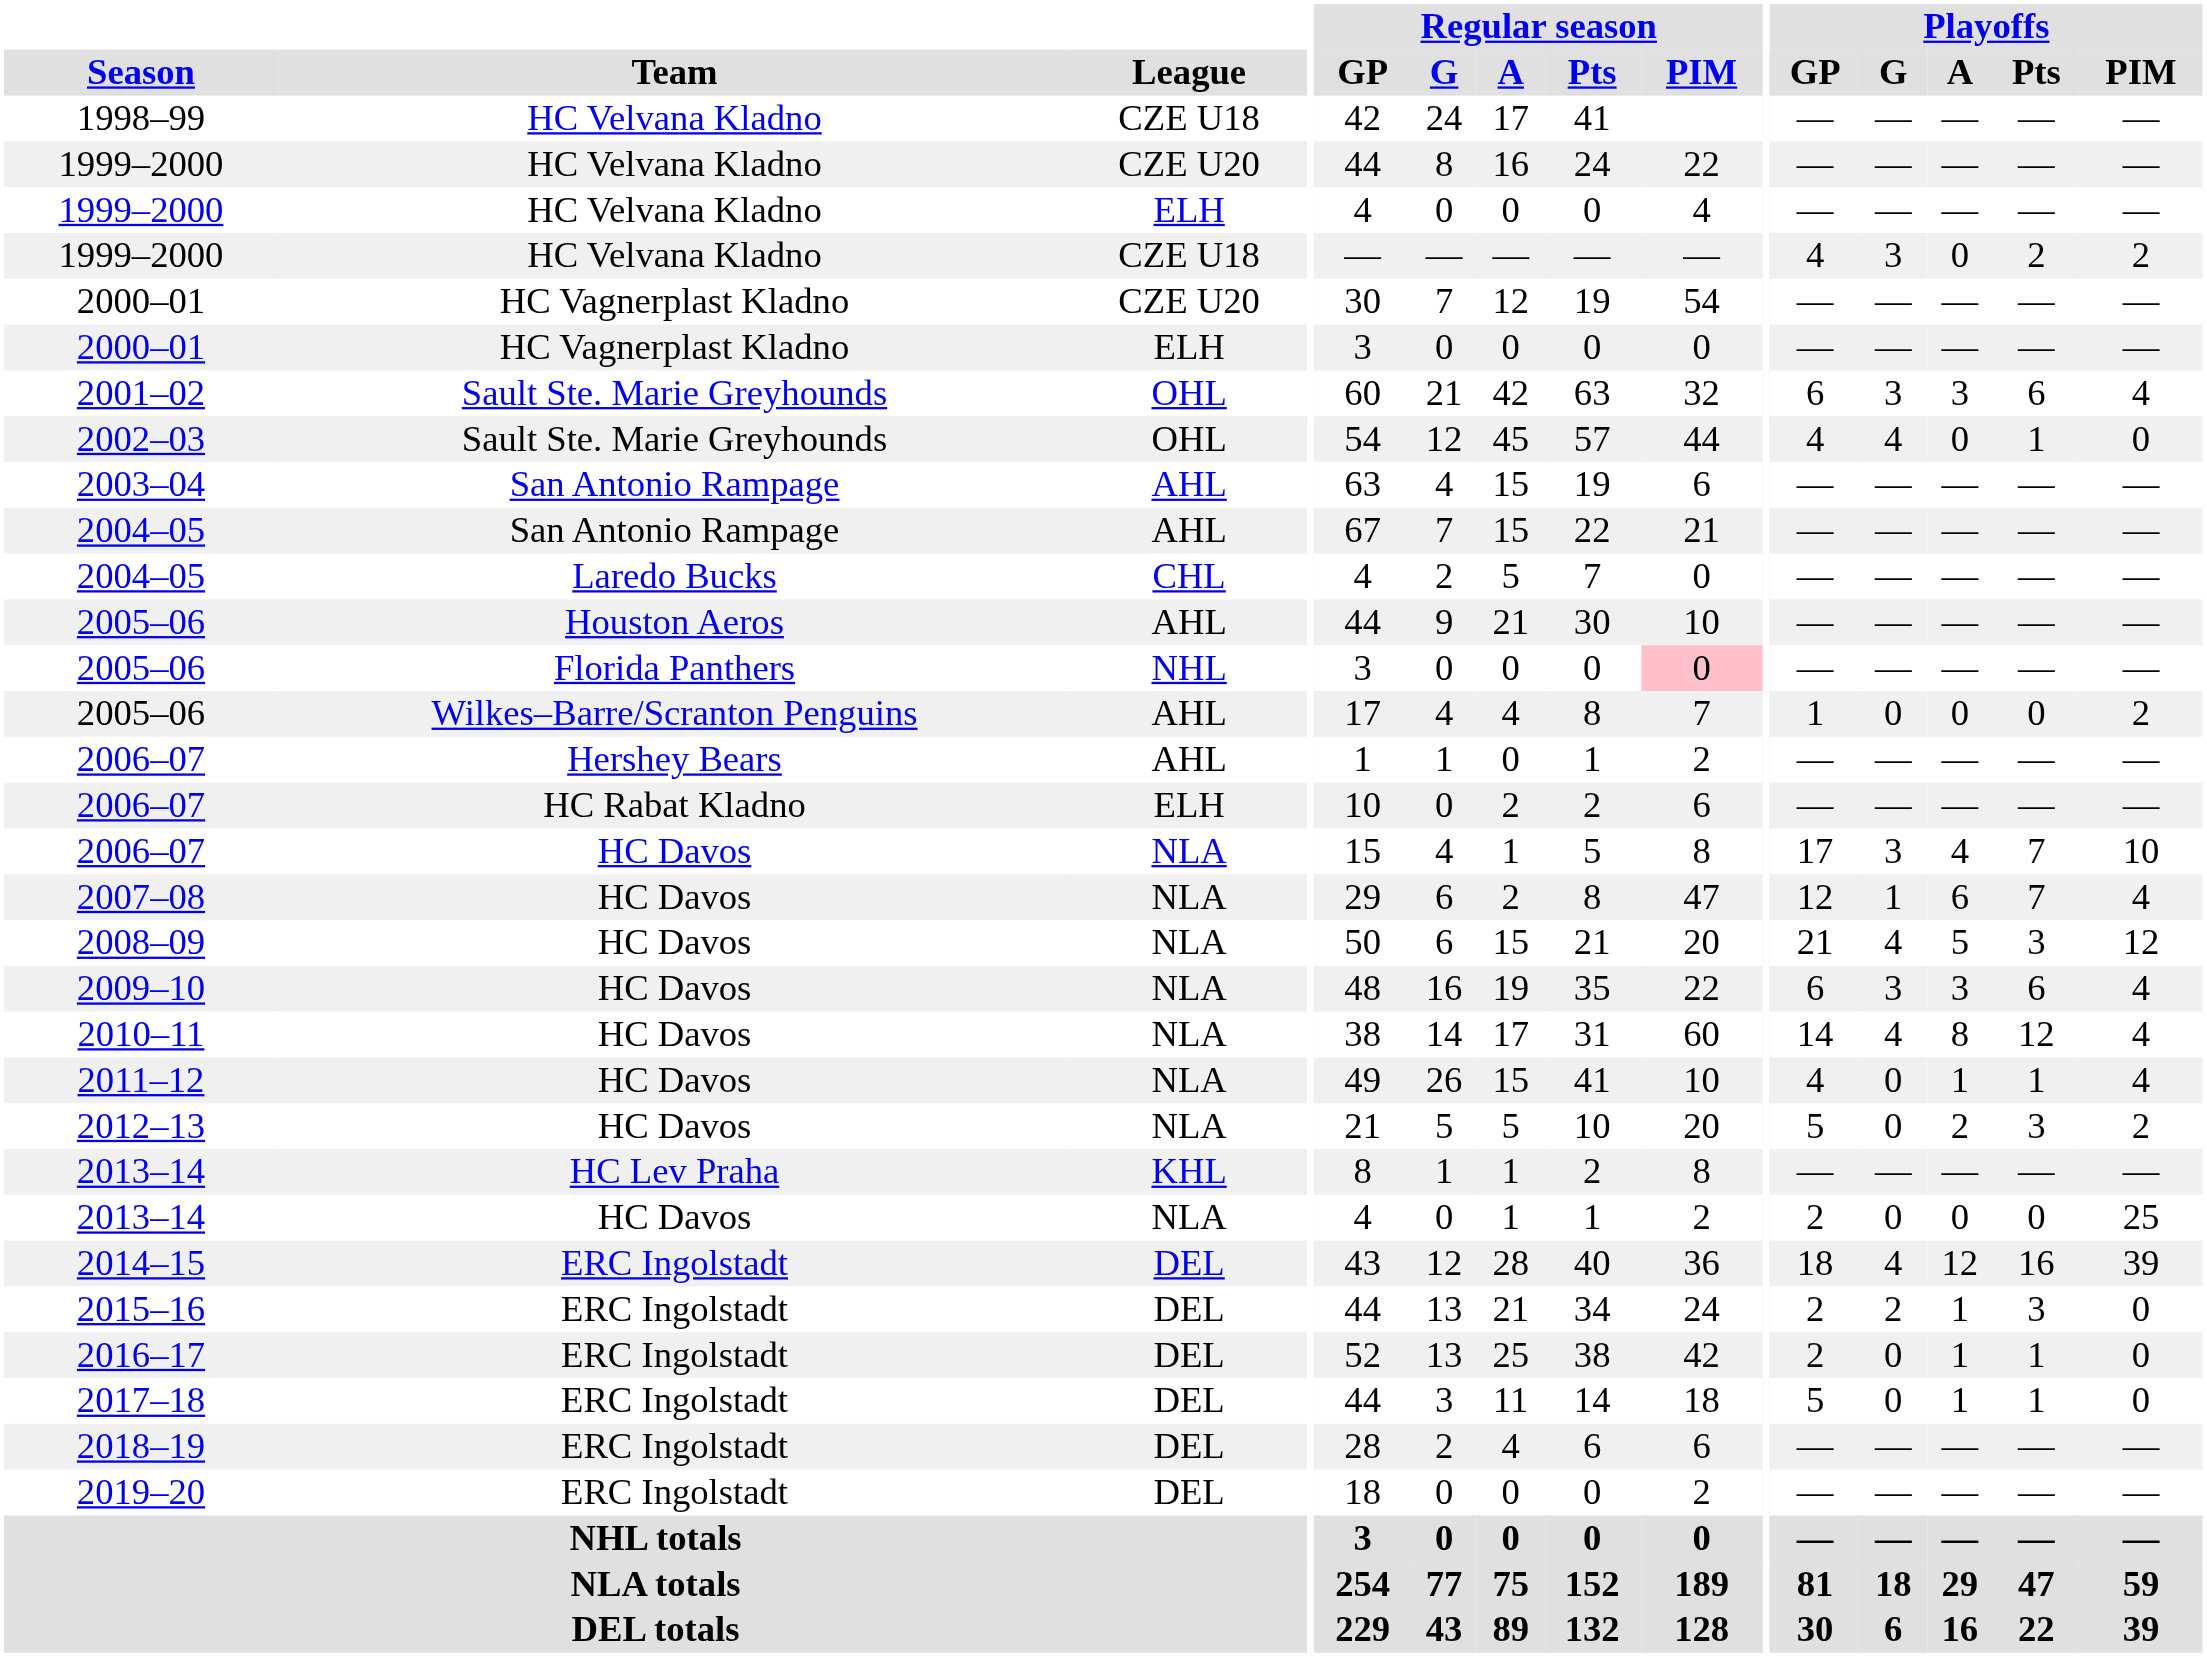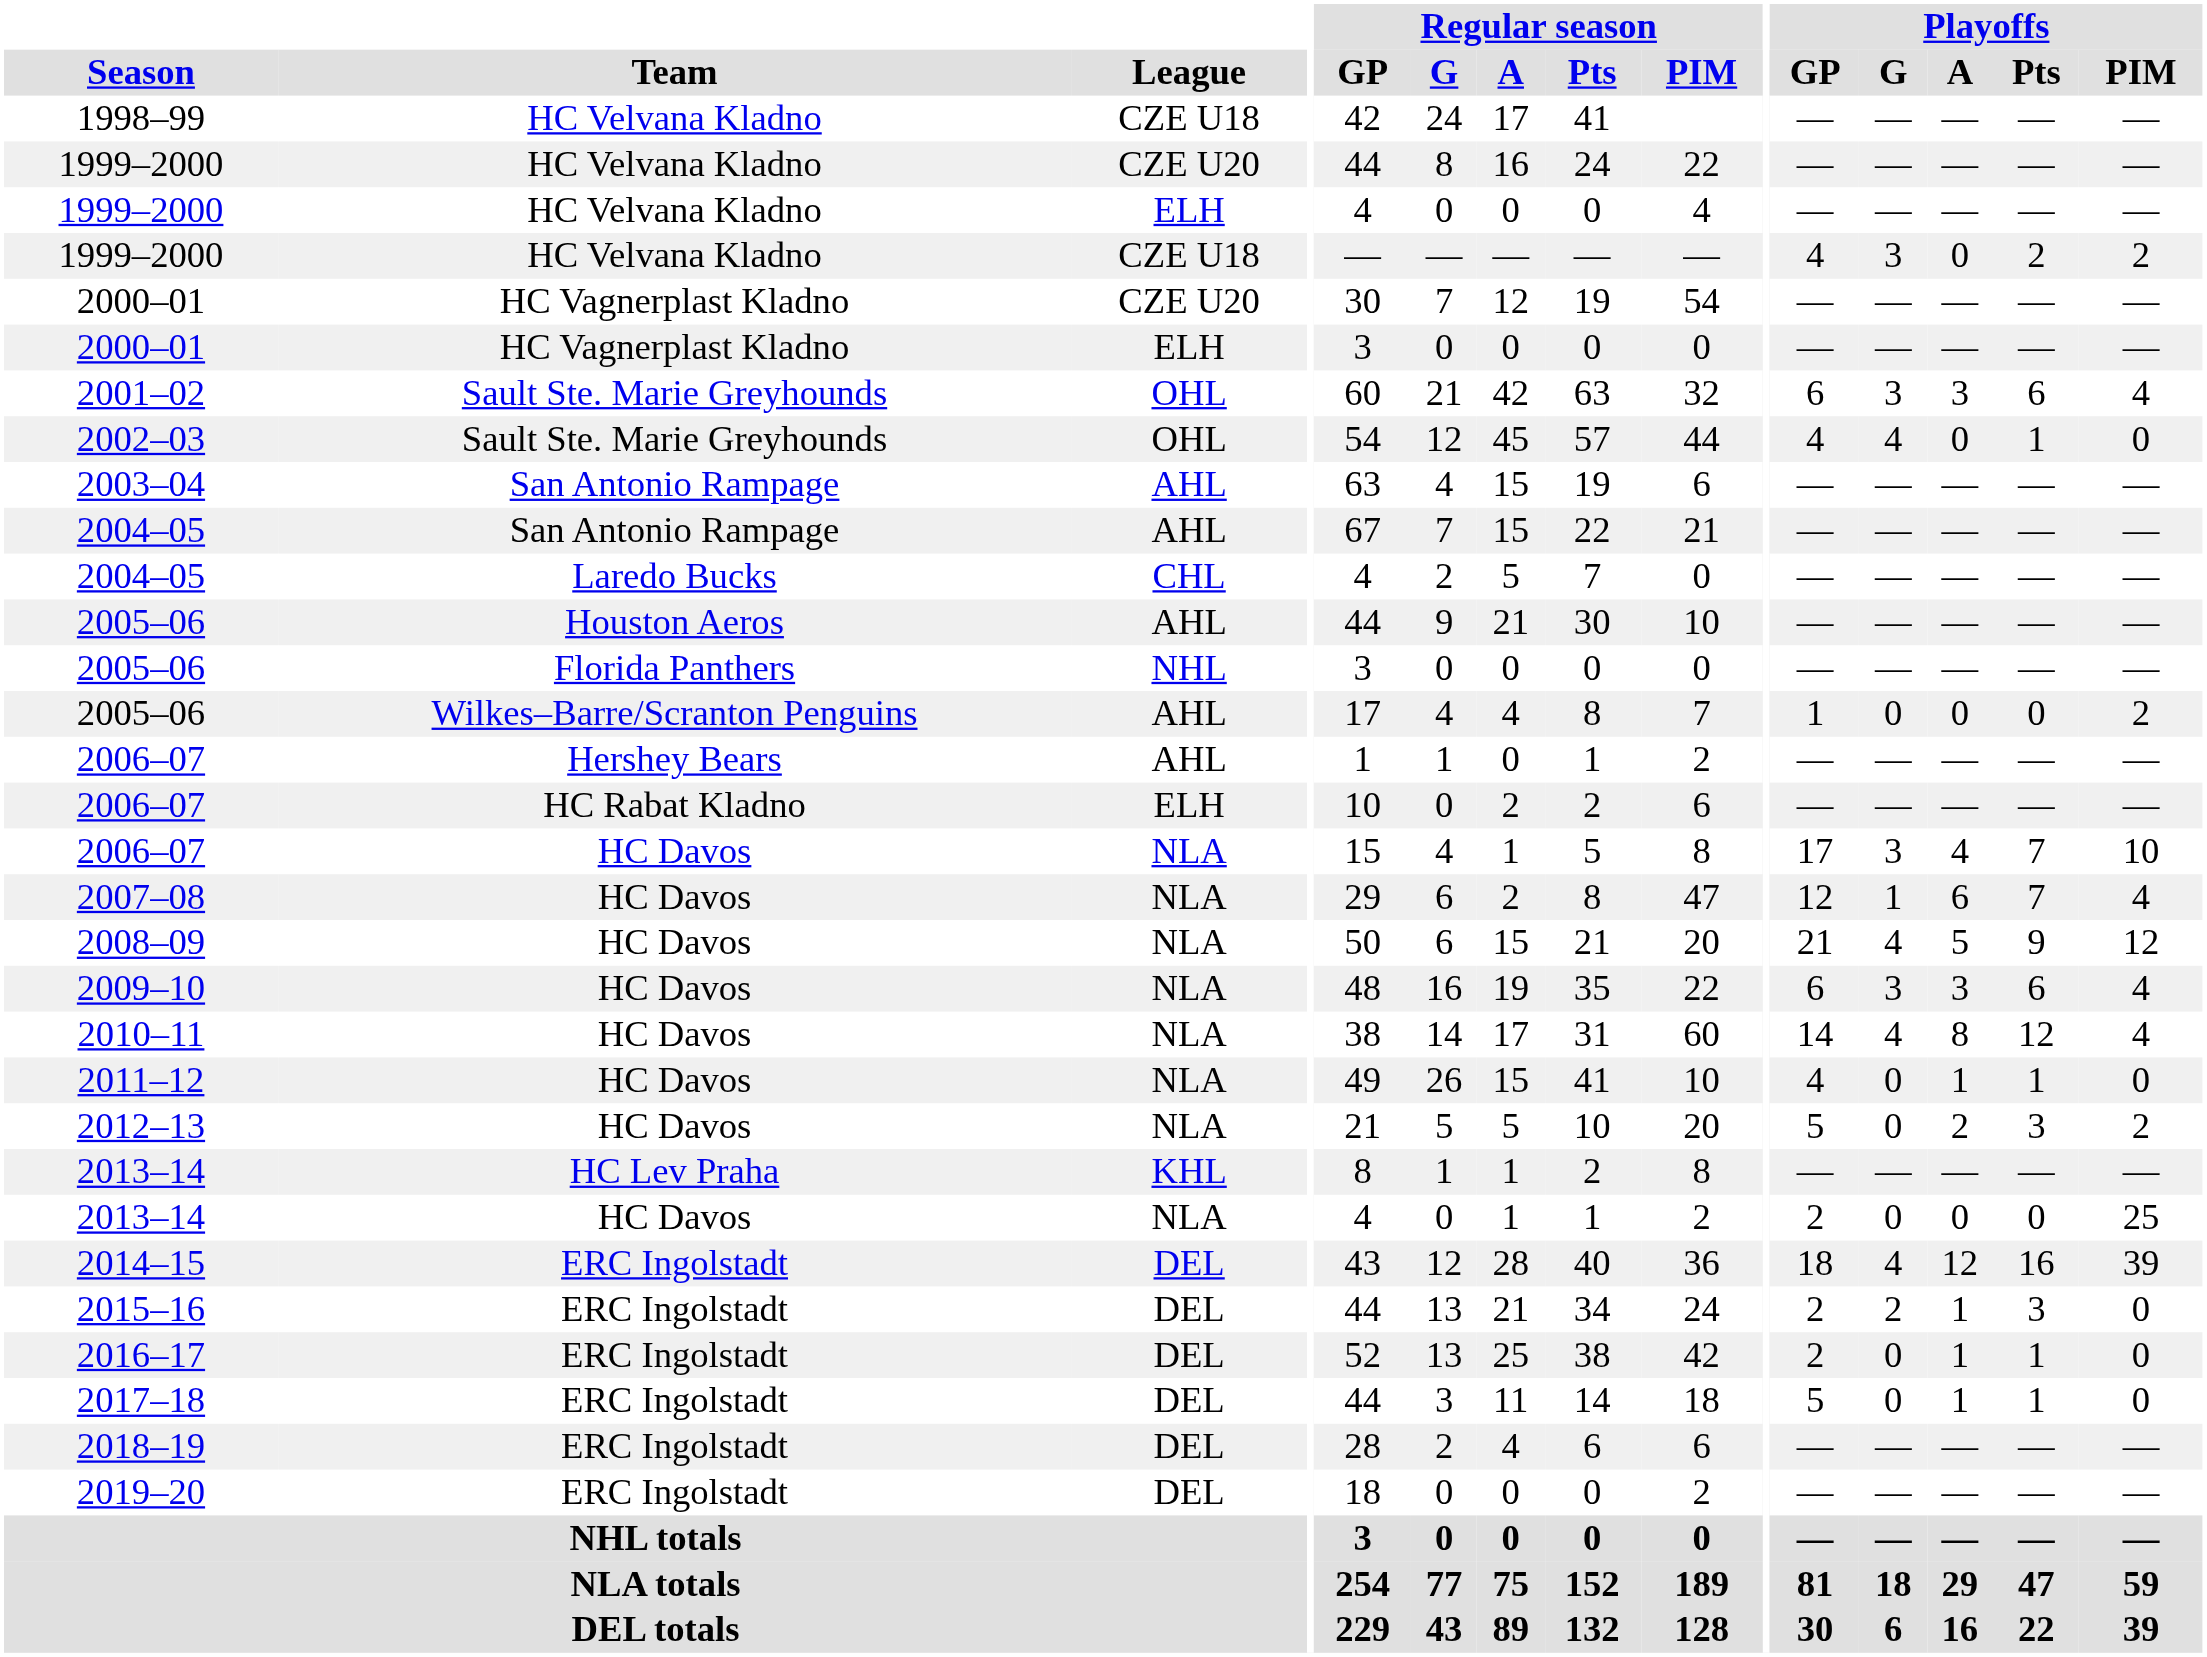(1702, 667) pink background -> (1702, 667) no background
(2036, 942) 3 -> (2036, 942) 9
(2141, 1079) 4 -> (2141, 1079) 0
